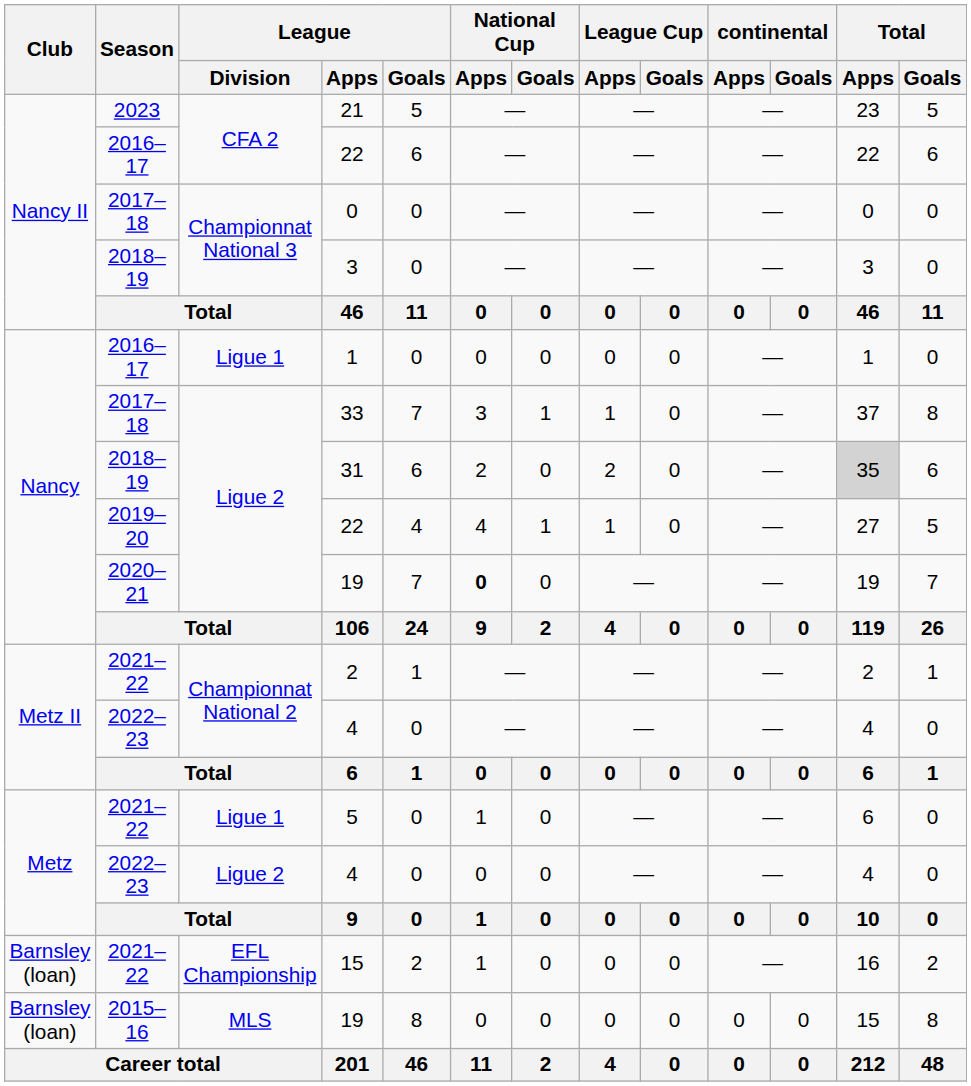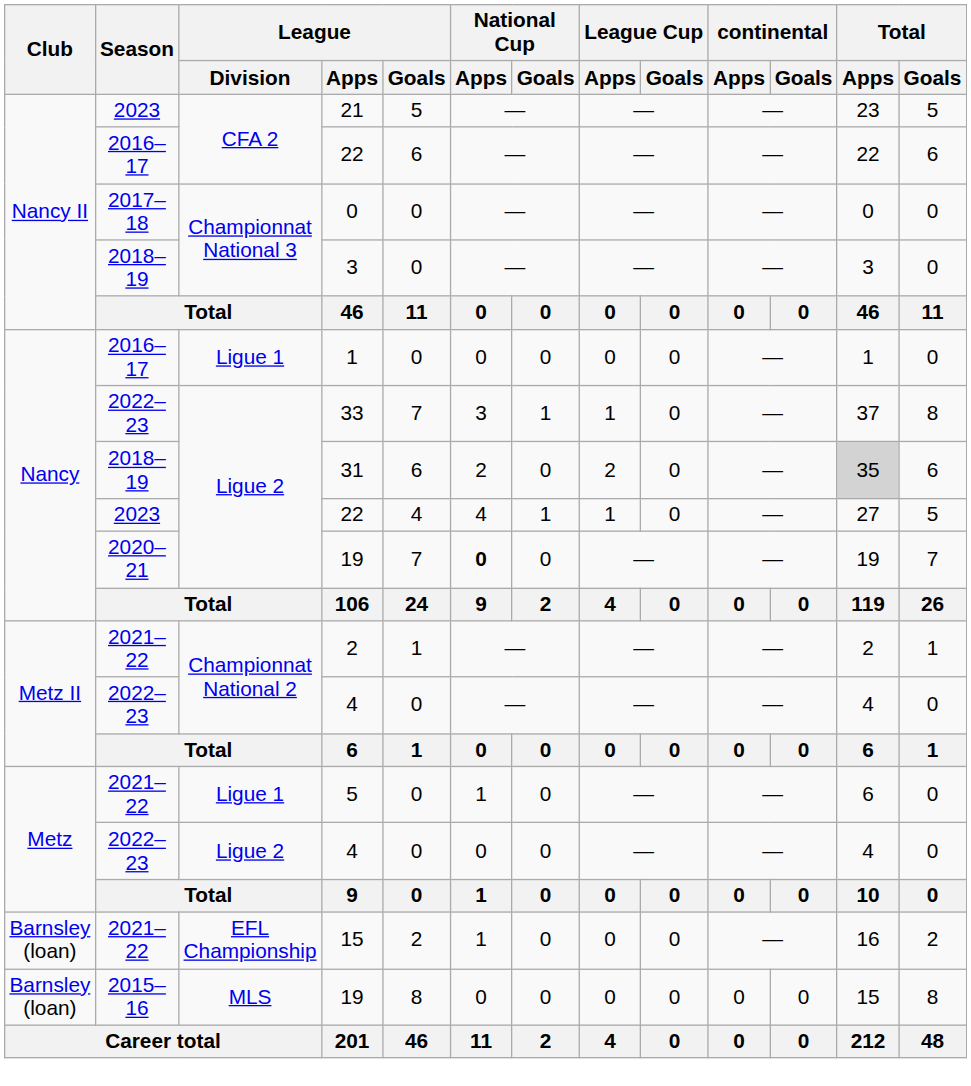(137, 413) 2017–18 -> (137, 413) 2022–23
(137, 526) 2019–20 -> (137, 514) 2023
